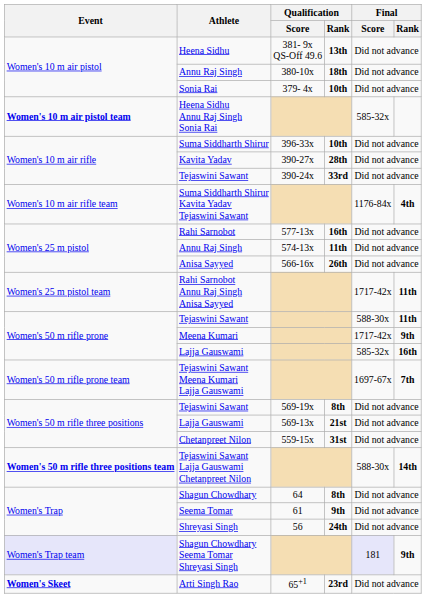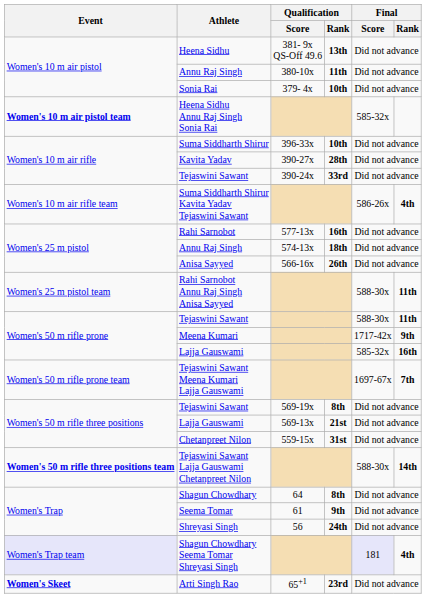(338, 72) 18th -> (338, 72) 11th
(373, 204) 1176-84x -> (373, 204) 586-26x
(338, 248) 11th -> (338, 248) 18th
(373, 292) 1717-42x -> (373, 292) 588-30x
(408, 555) 9th -> (408, 555) 4th
